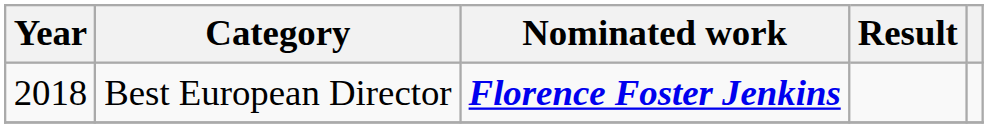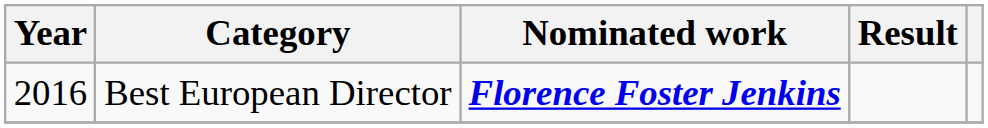(50, 92) 2018 -> (50, 92) 2016
